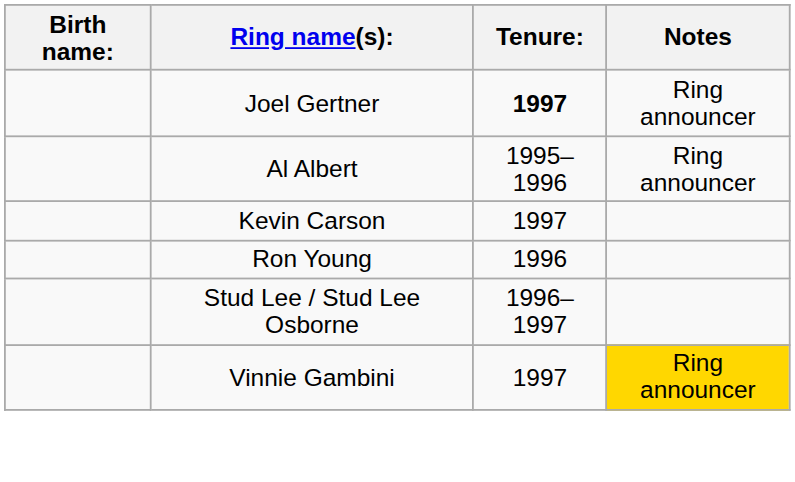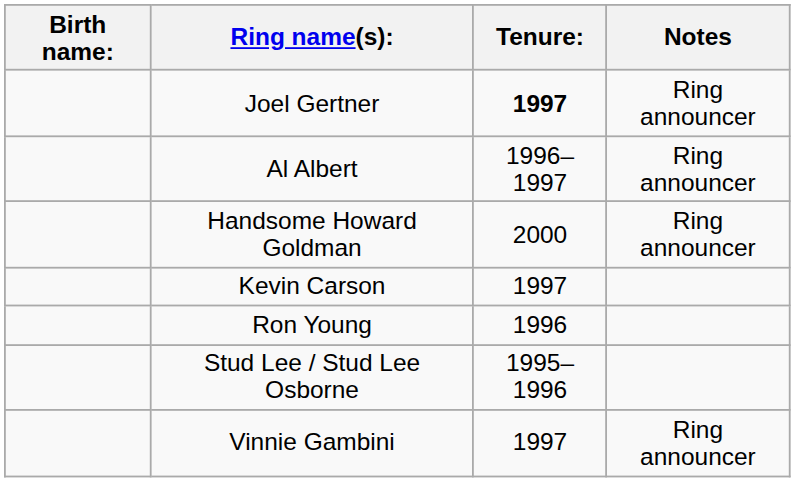(540, 168) 1995–1996 -> (540, 168) 1996–1997
+ row: (312, 234)
(540, 311) 1996–1997 -> (540, 377) 1995–1996
(698, 377) gold background -> (698, 442) no background
